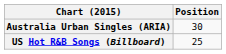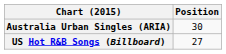(197, 41) 25 -> (197, 41) 27
